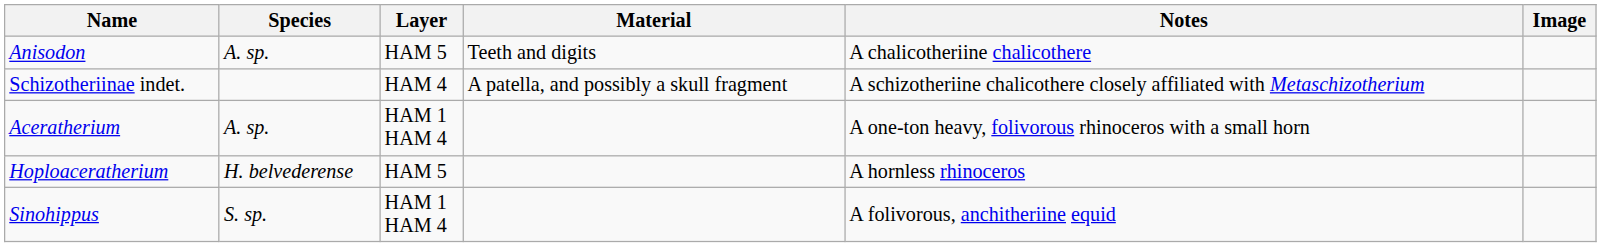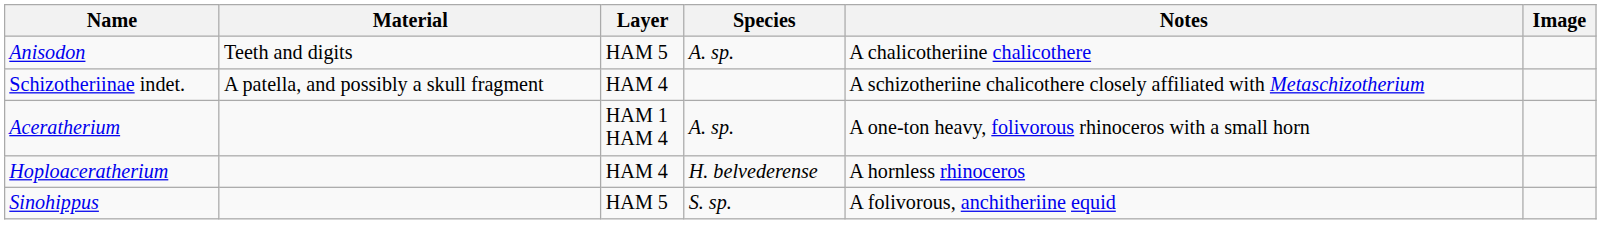columns swapped: (300, 20) <-> (654, 20)
(416, 171) HAM 5 -> (637, 171) HAM 4
(416, 214) HAM 1 HAM 4 -> (637, 203) HAM 5
